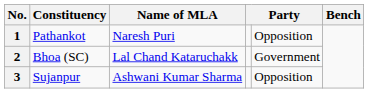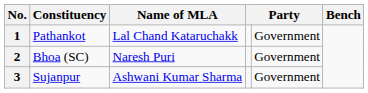(144, 35) Naresh Puri -> (175, 35) Lal Chand Kataruchakk
(283, 35) Opposition -> (287, 35) Government
(175, 56) Lal Chand Kataruchakk -> (144, 56) Naresh Puri
(283, 77) Opposition -> (287, 77) Government
